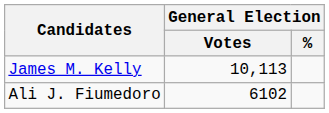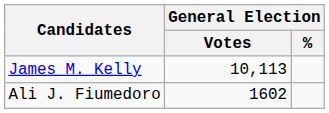(268, 95) 6102 -> (268, 95) 1602
